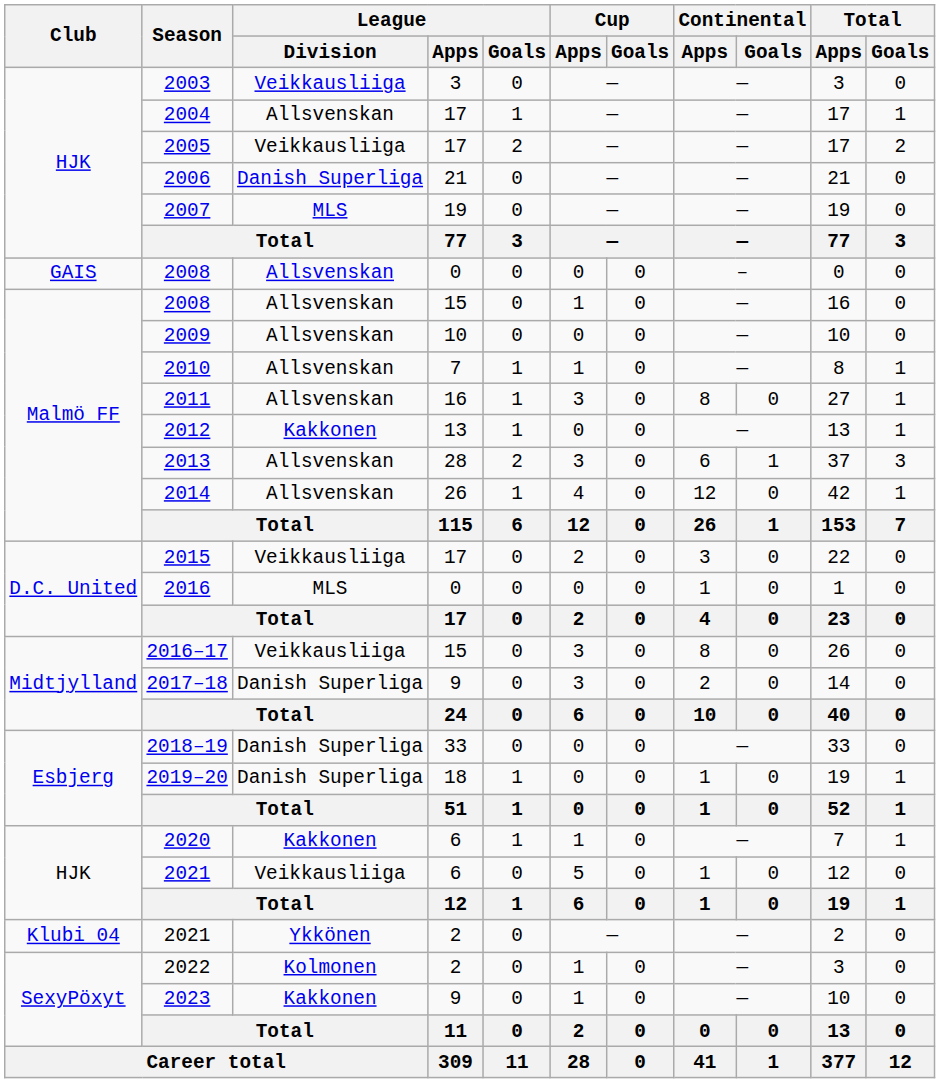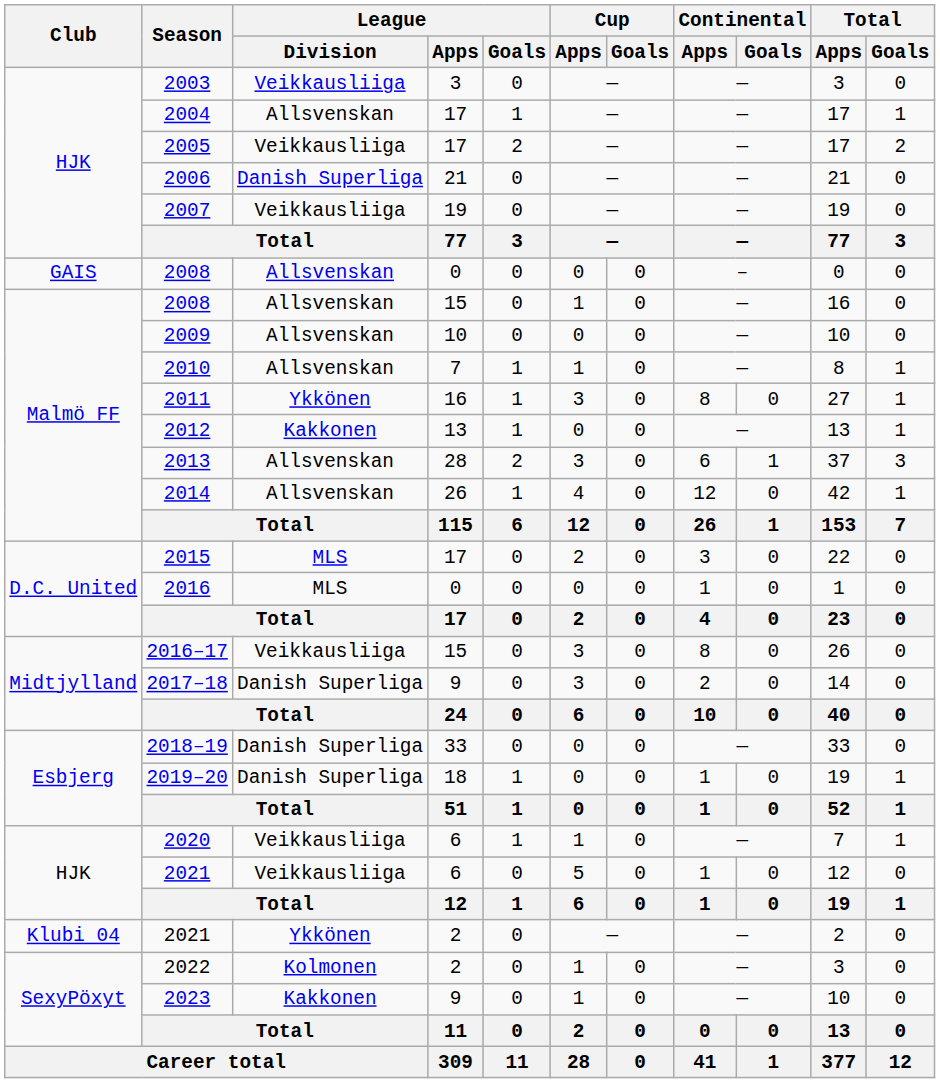(330, 210) MLS -> (330, 210) Veikkausliiga
(330, 399) Allsvenskan -> (330, 399) Ykkönen
(330, 557) Veikkausliiga -> (330, 557) MLS
(330, 841) Kakkonen -> (330, 841) Veikkausliiga
